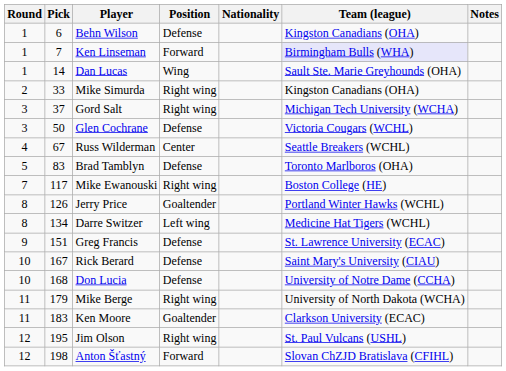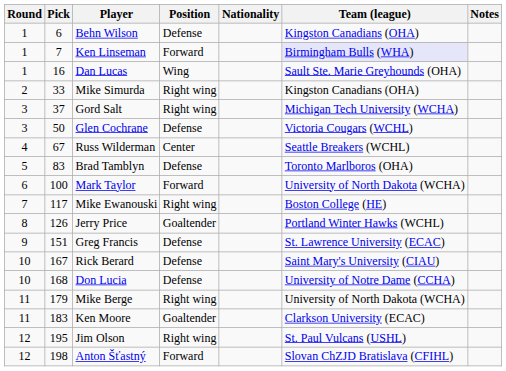(59, 71) 14 -> (59, 71) 16
+ row: (106, 185)
- row: (109, 223)
